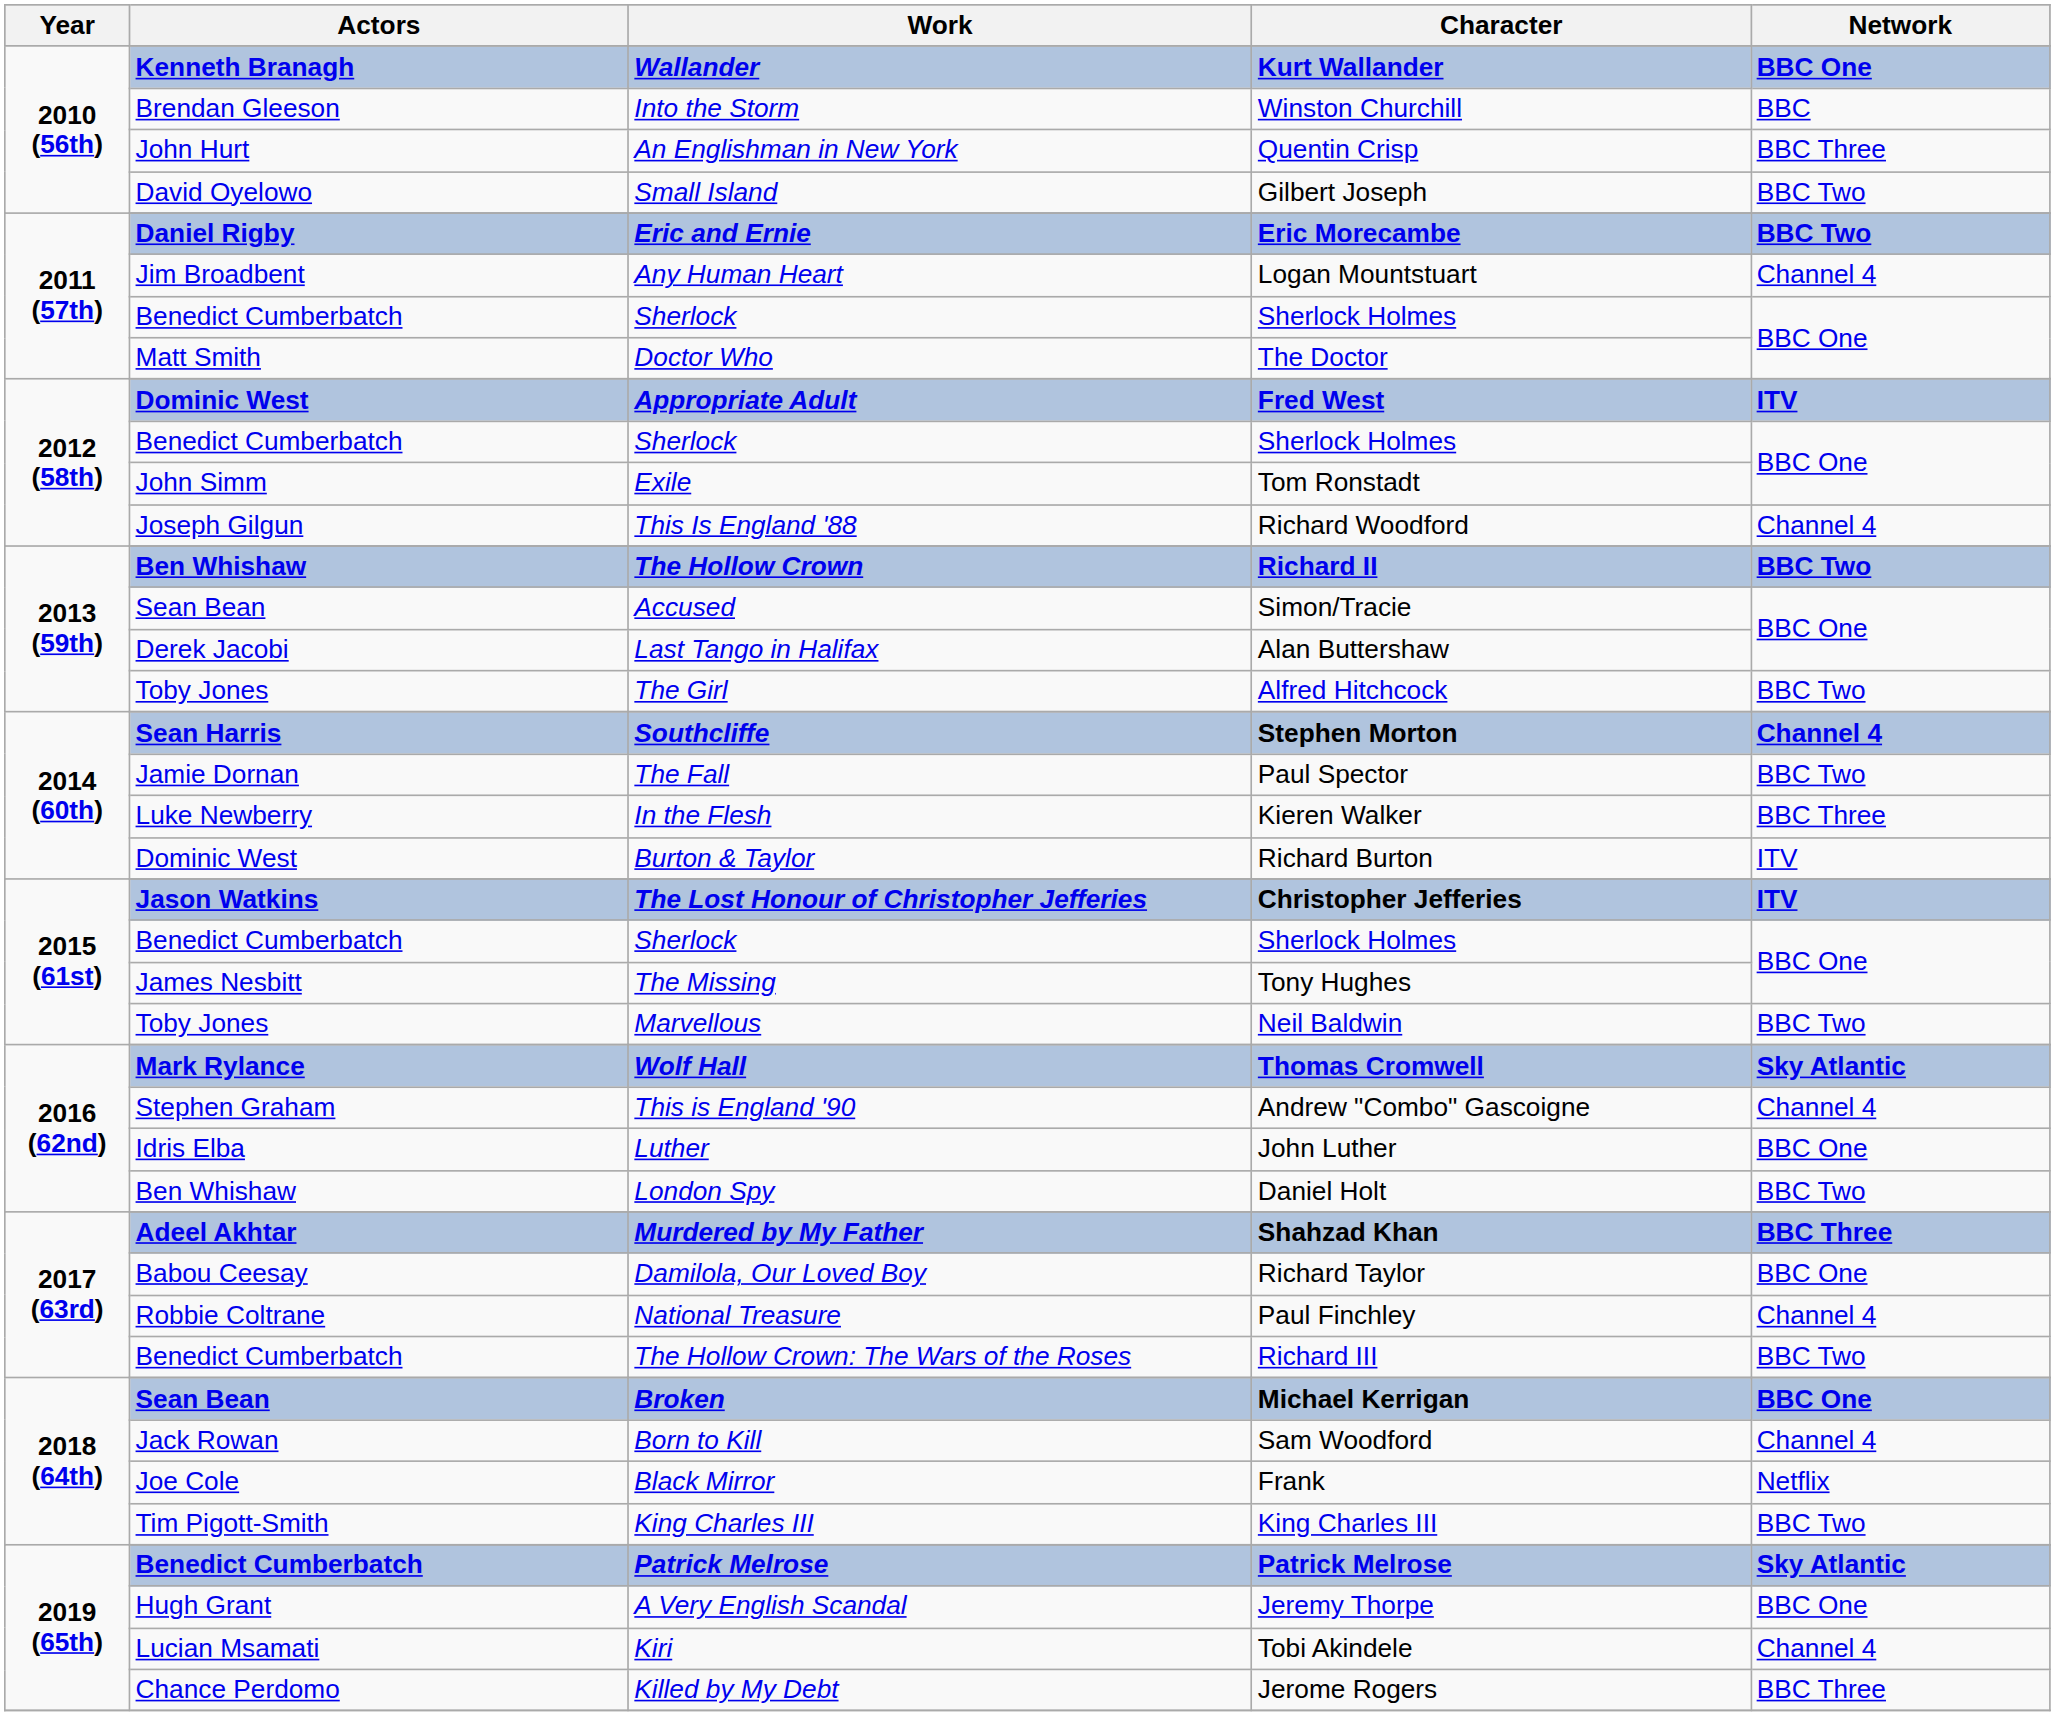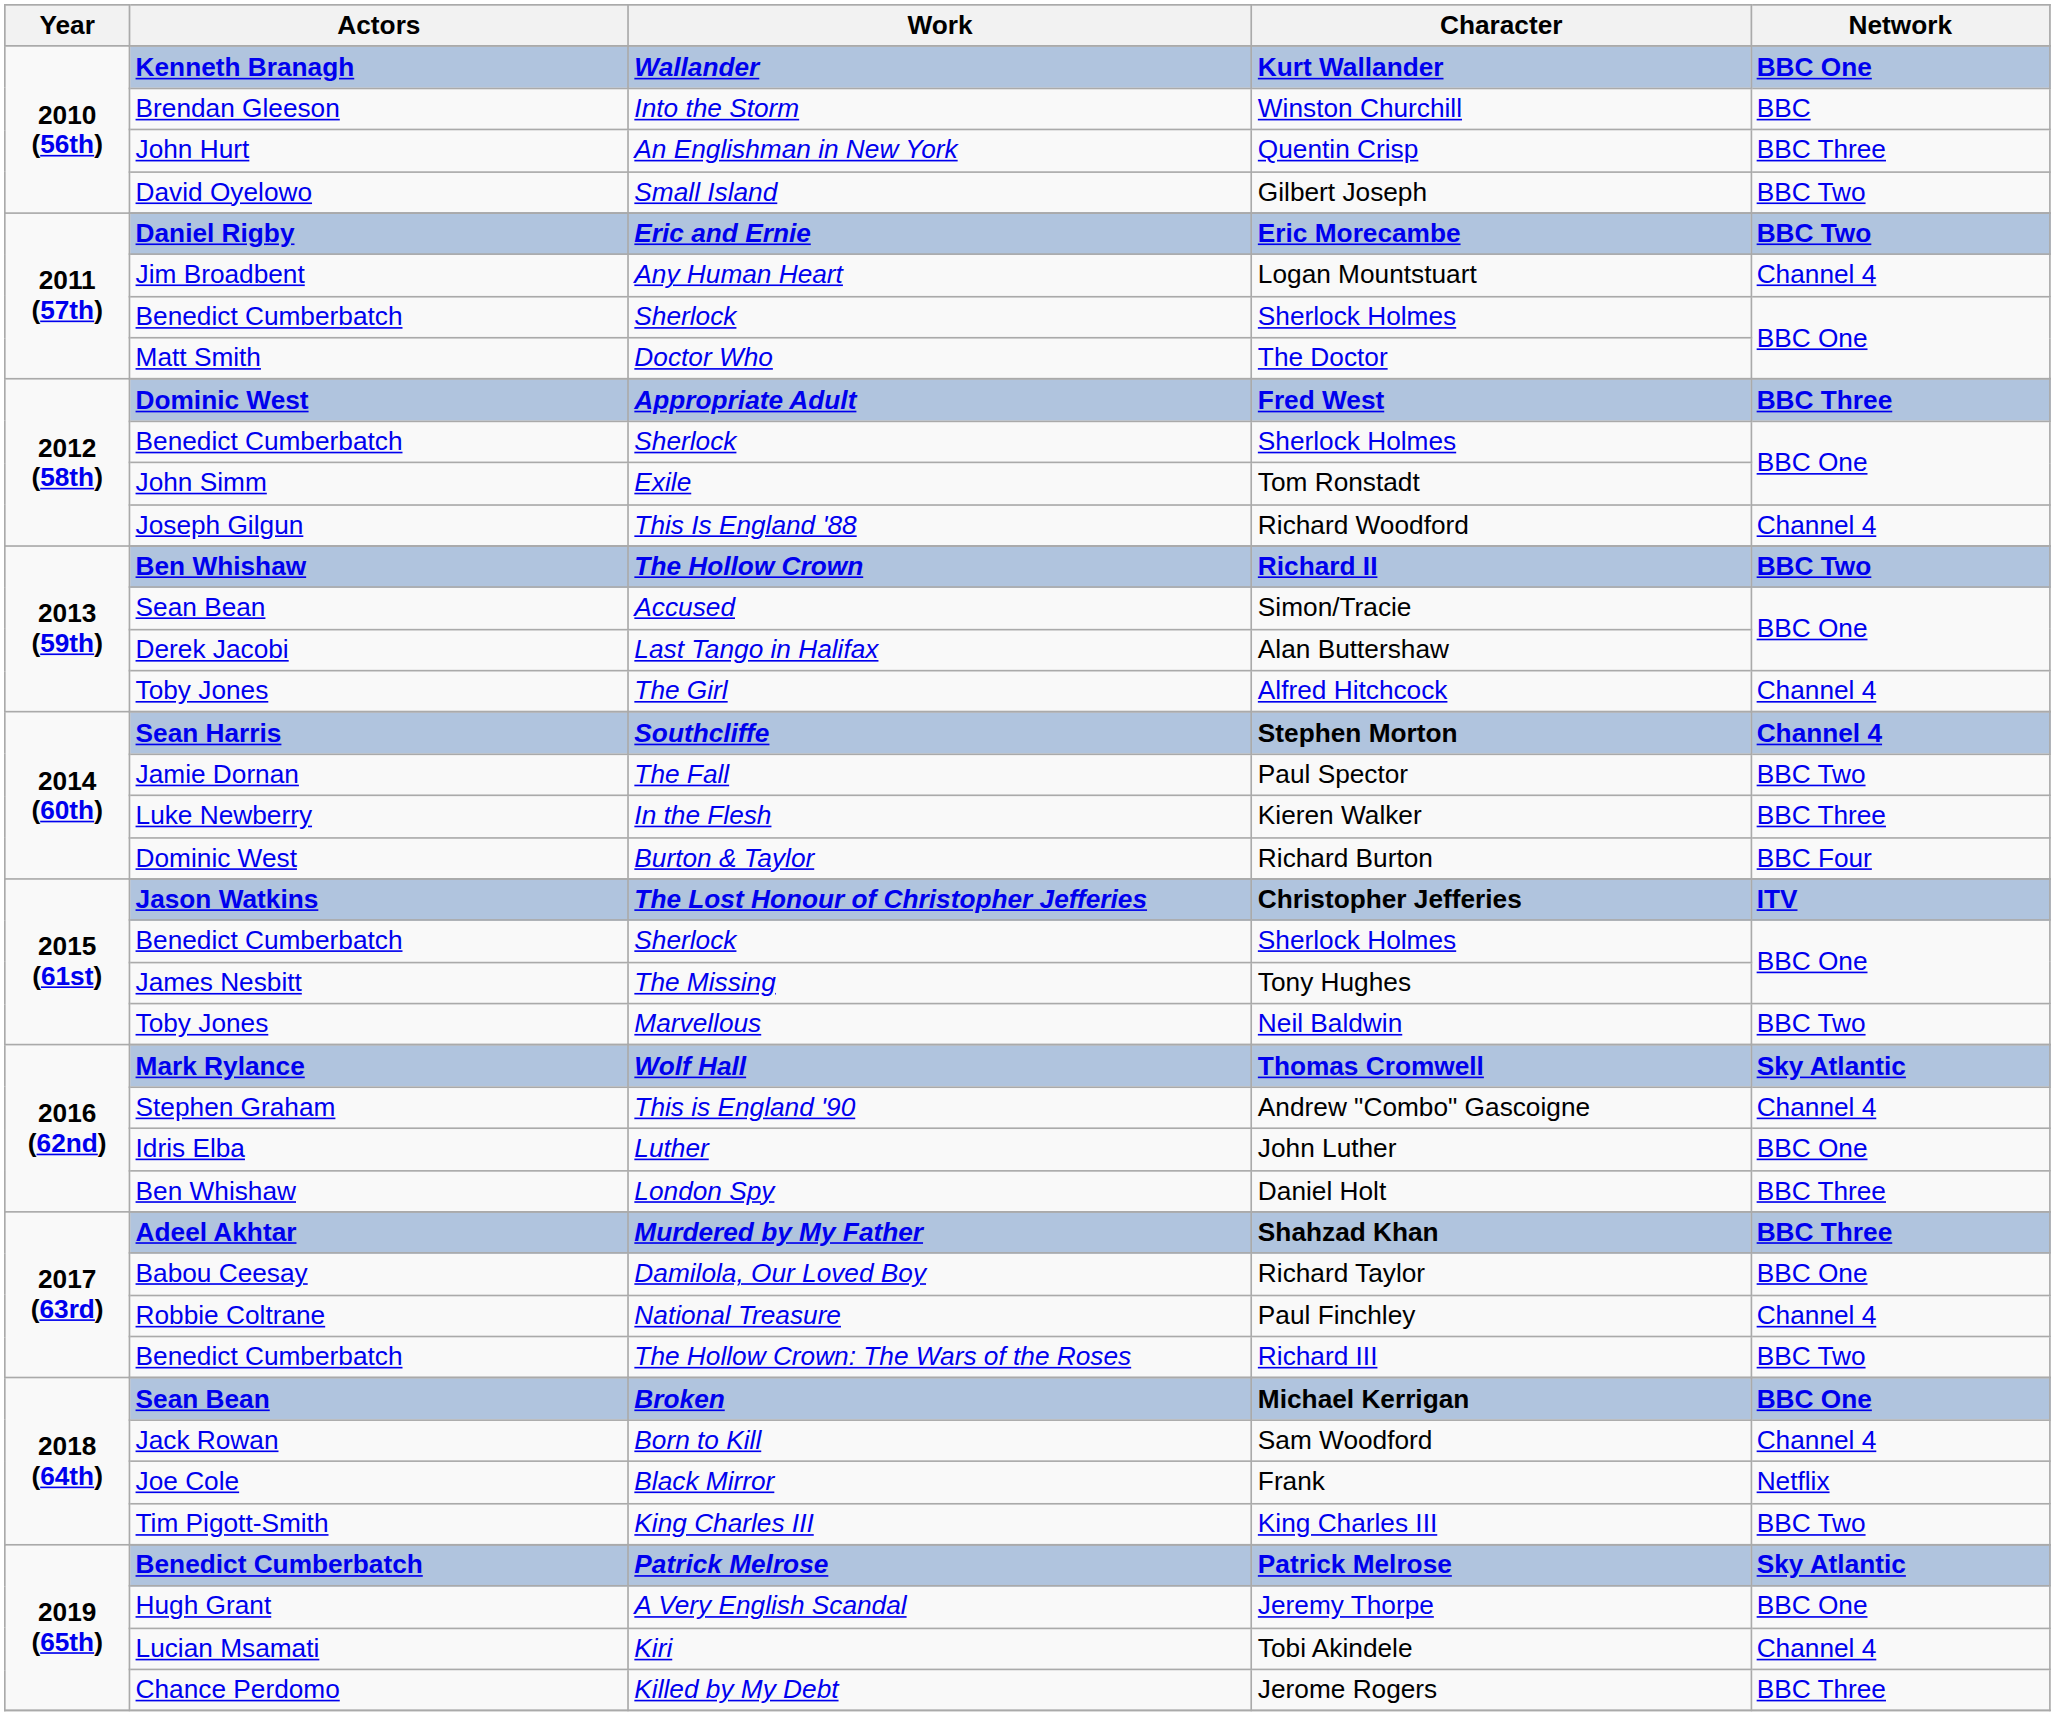(1777, 399) ITV -> (1824, 399) BBC Three
(1811, 691) BBC Two -> (1816, 691) Channel 4
(1777, 857) ITV -> (1814, 857) BBC Four
(1811, 1190) BBC Two -> (1821, 1190) BBC Three
